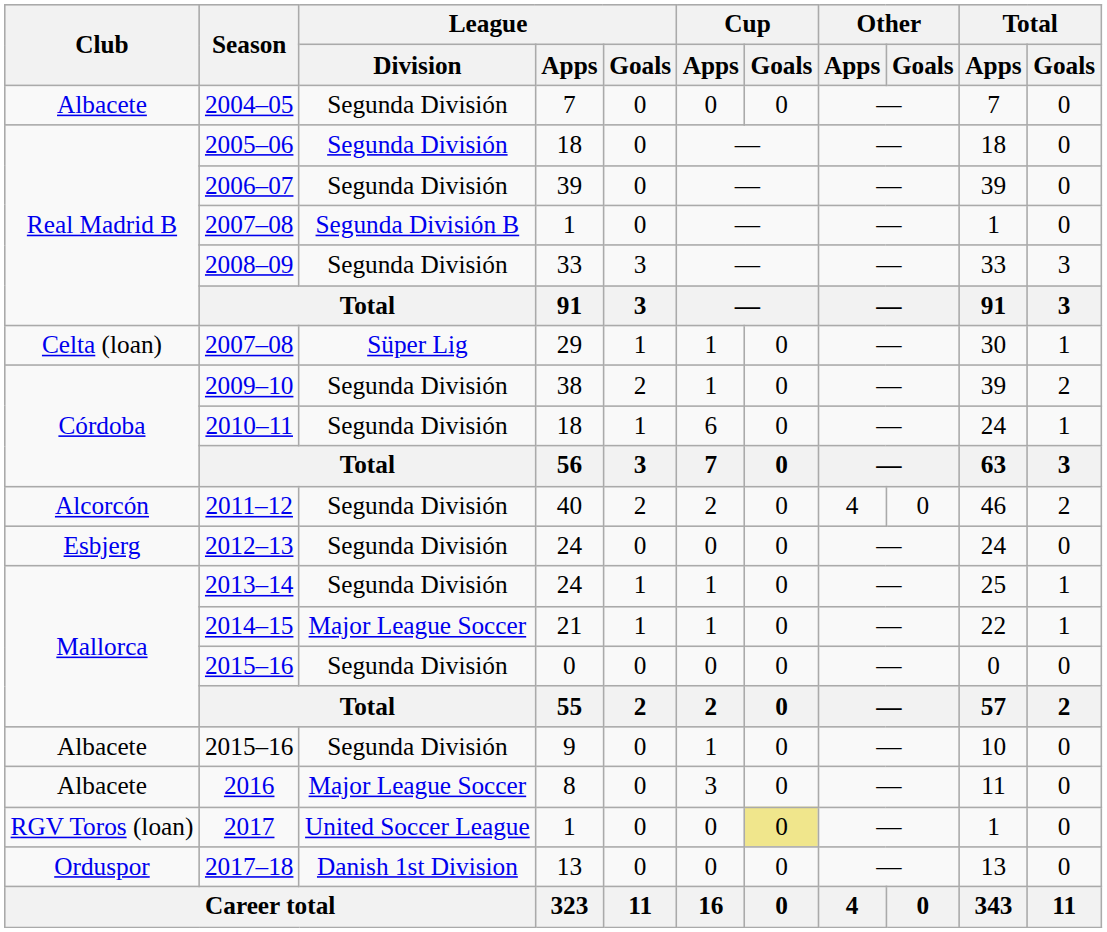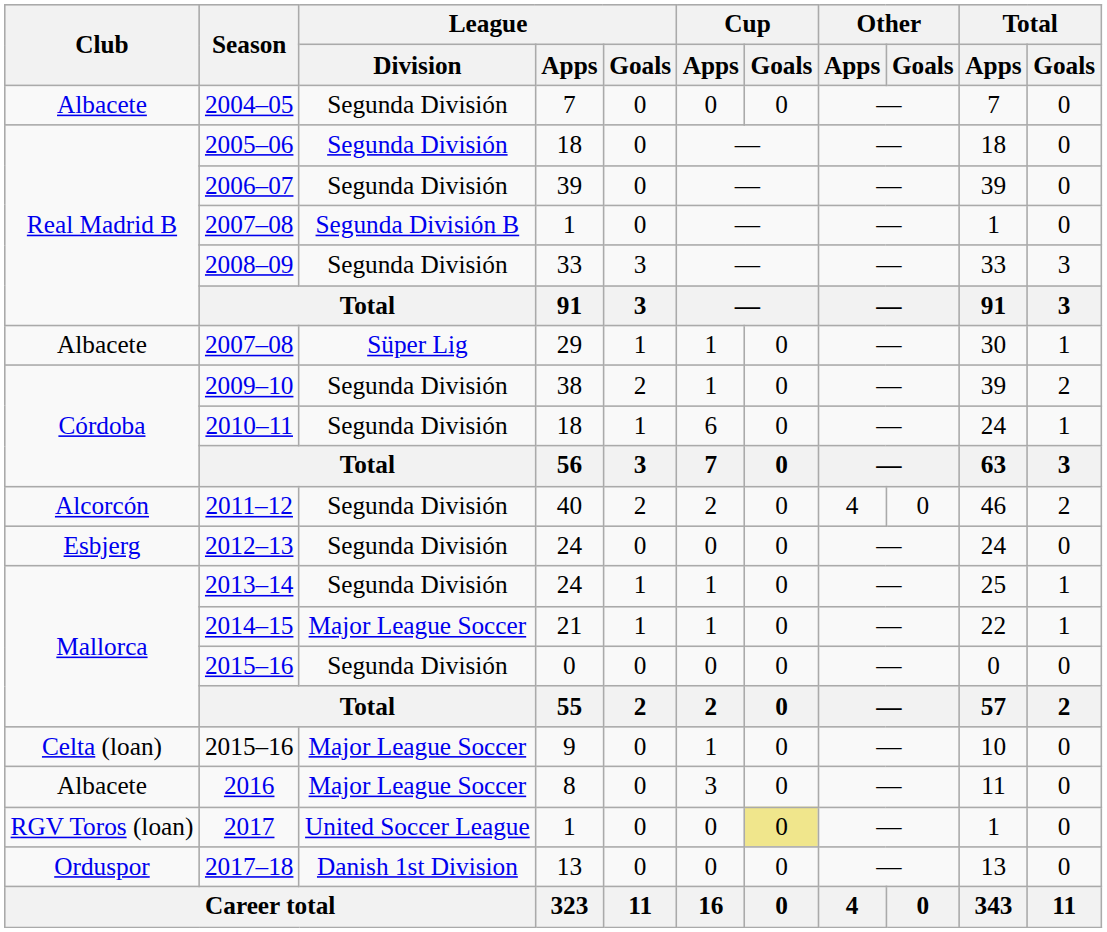(102, 345) Celta (loan) -> (102, 345) Albacete
(102, 746) Albacete -> (102, 746) Celta (loan)
(417, 746) Segunda División -> (417, 746) Major League Soccer
